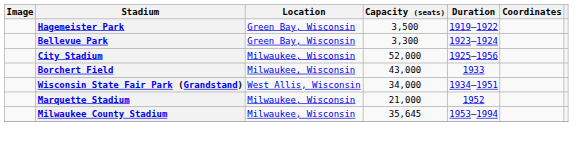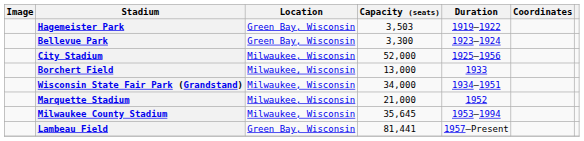(405, 26) 3,500 -> (400, 26) 3,503
(405, 70) 43,000 -> (400, 70) 13,000
(304, 85) West Allis, Wisconsin -> (301, 85) Milwaukee, Wisconsin
+ row: (73, 129)
